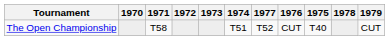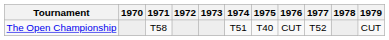columns swapped: (318, 12) <-> (265, 12)
